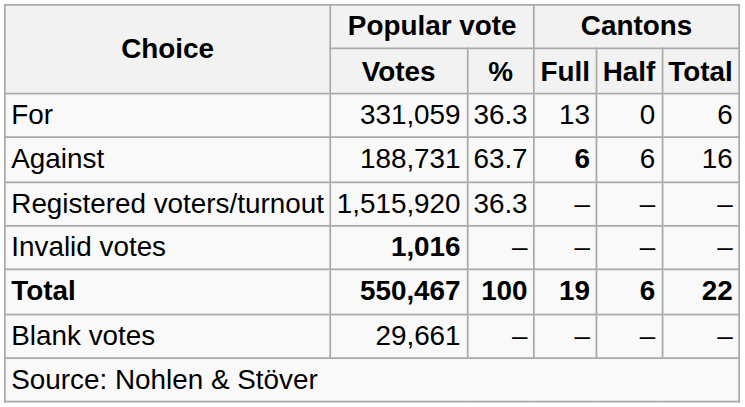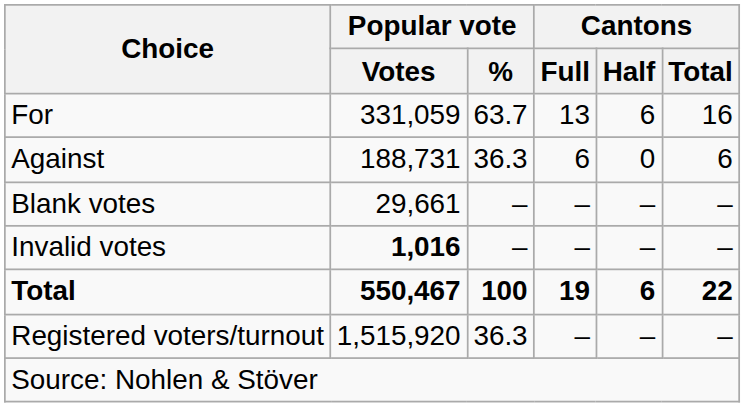(501, 114) 36.3 -> (501, 114) 63.7
(648, 114) 0 -> (648, 114) 6
(725, 114) 6 -> (717, 114) 16
(501, 159) 63.7 -> (501, 159) 36.3
(582, 159) bold -> (582, 159) normal
(648, 159) 6 -> (648, 159) 0
(717, 159) 16 -> (725, 159) 6
rows swapped: (83, 335) <-> (168, 203)
